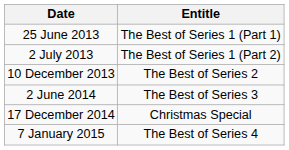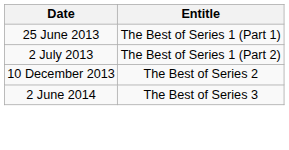- row: (61, 114)
- row: (61, 134)
